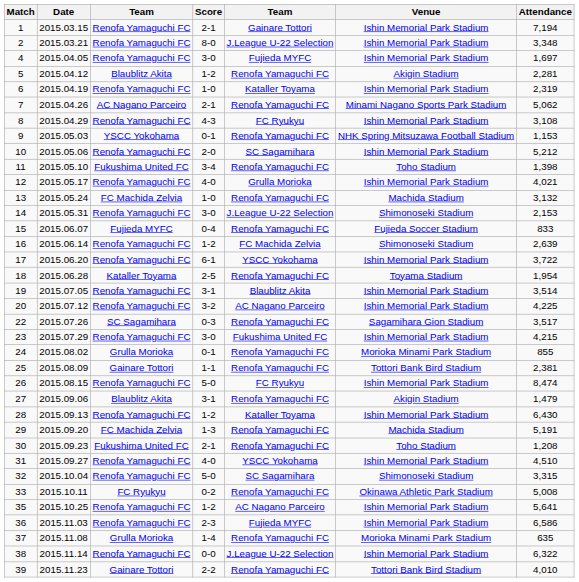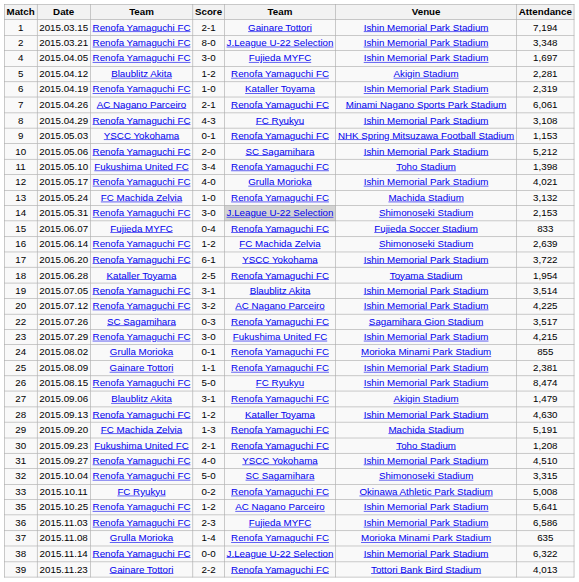(545, 105) 5,062 -> (545, 105) 6,061
(280, 213) no background -> (280, 213) lightgrey background
(426, 368) Tottori Bank Bird Stadium -> (426, 368) Ishin Memorial Park Stadium
(545, 414) 6,430 -> (545, 414) 4,630
(545, 569) 4,010 -> (545, 569) 4,013
